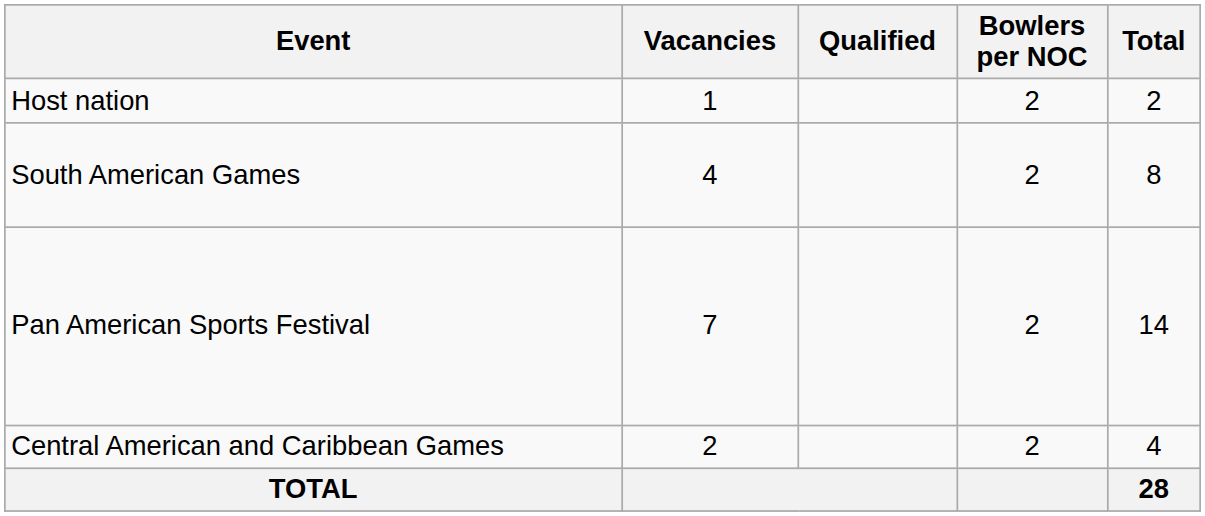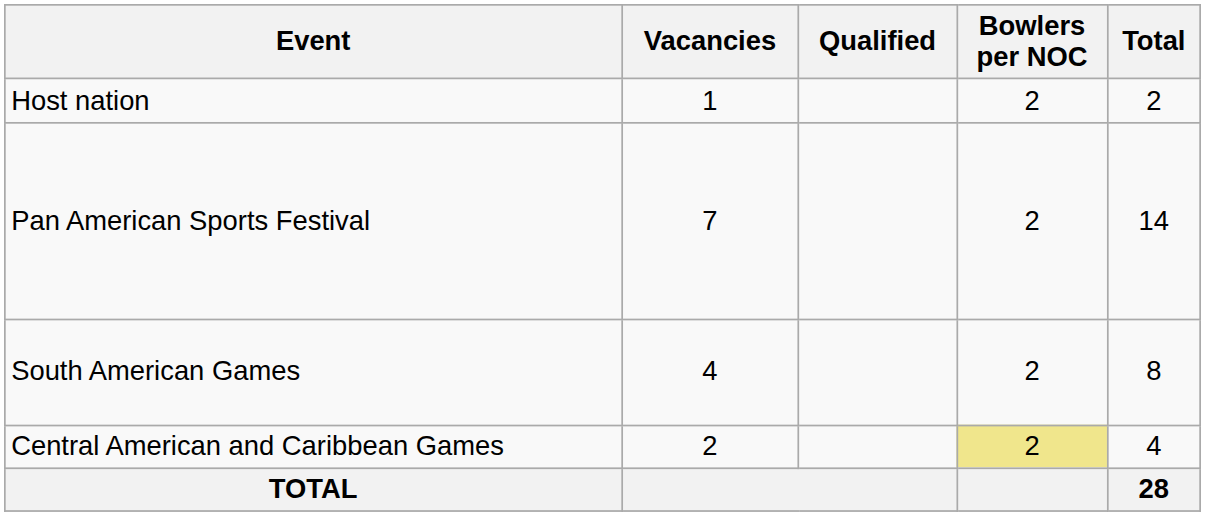rows swapped: (156, 174) <-> (191, 325)
(1032, 446) no background -> (1032, 446) khaki background
